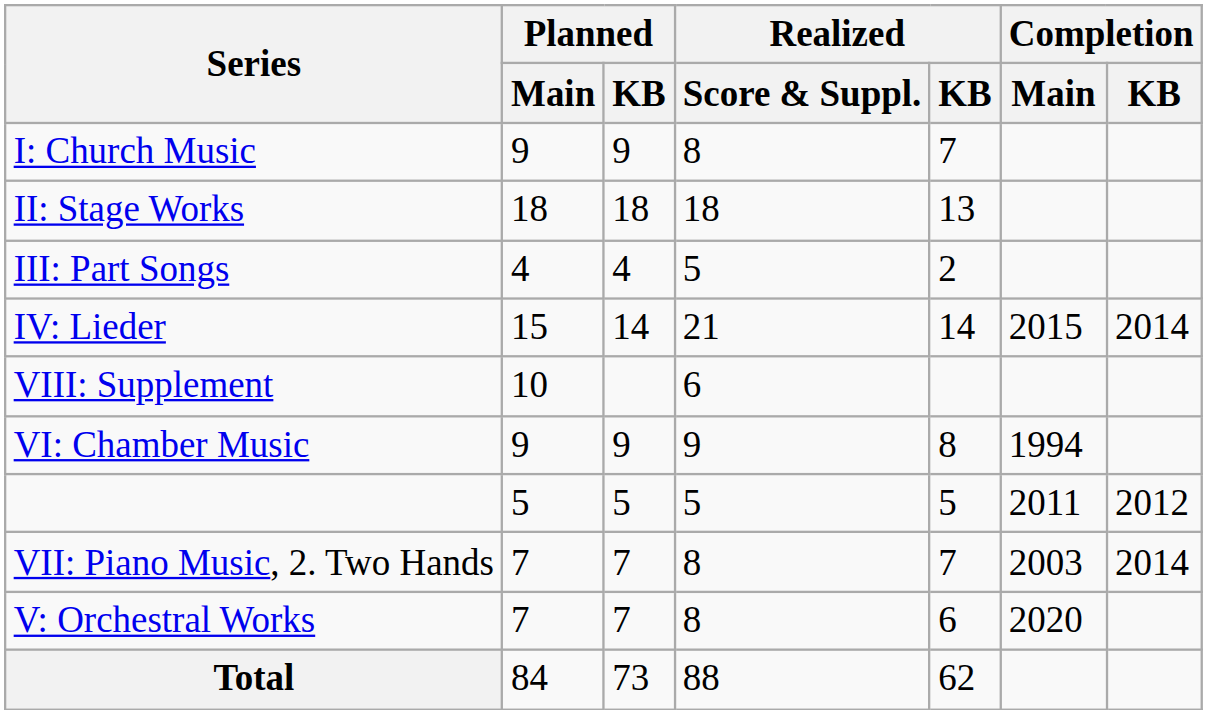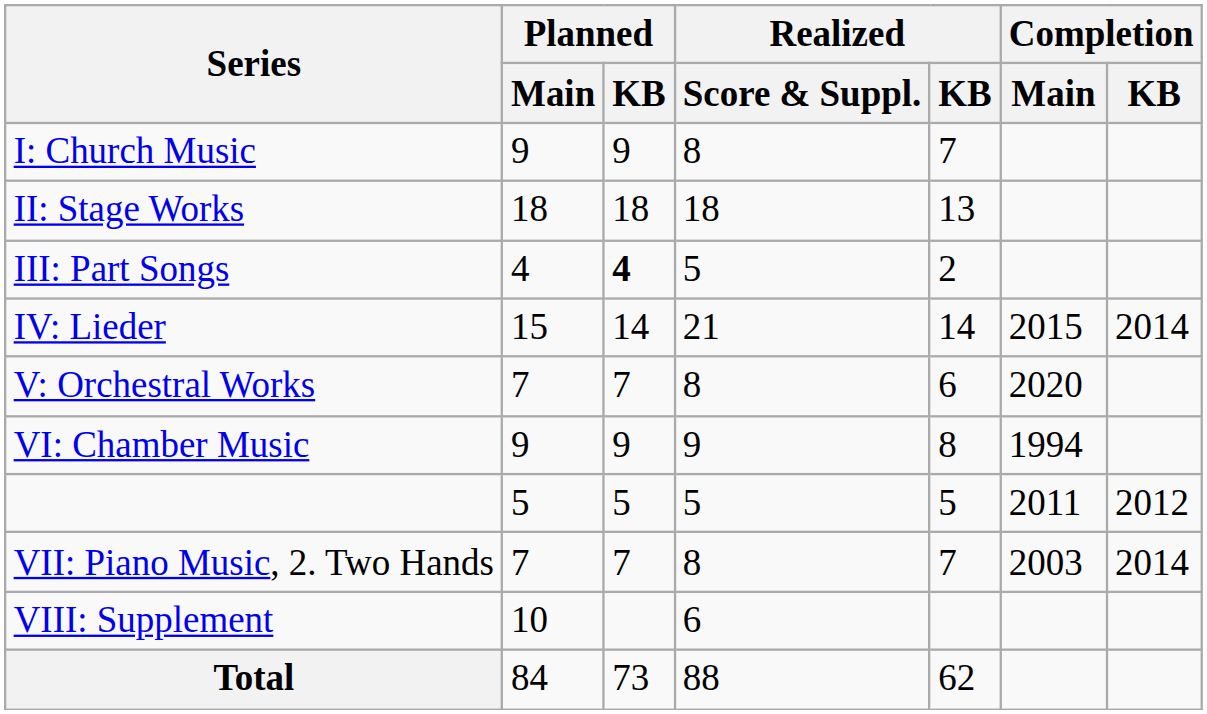(621, 268) normal -> (621, 268) bold
rows swapped: (164, 619) <-> (144, 385)
